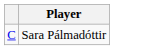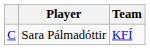+ column: (127, 14)
